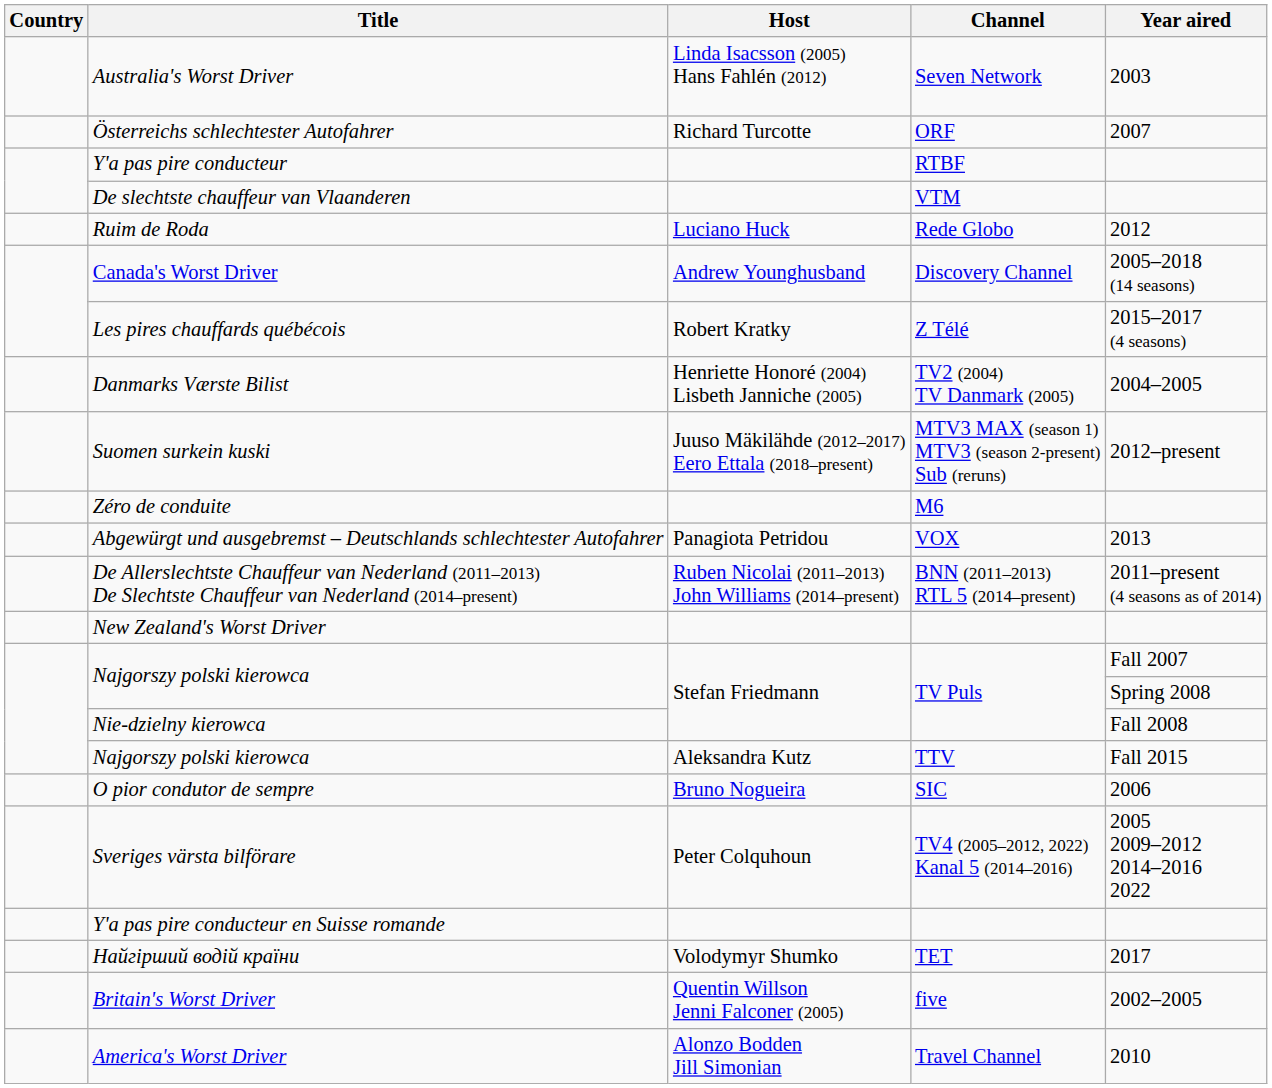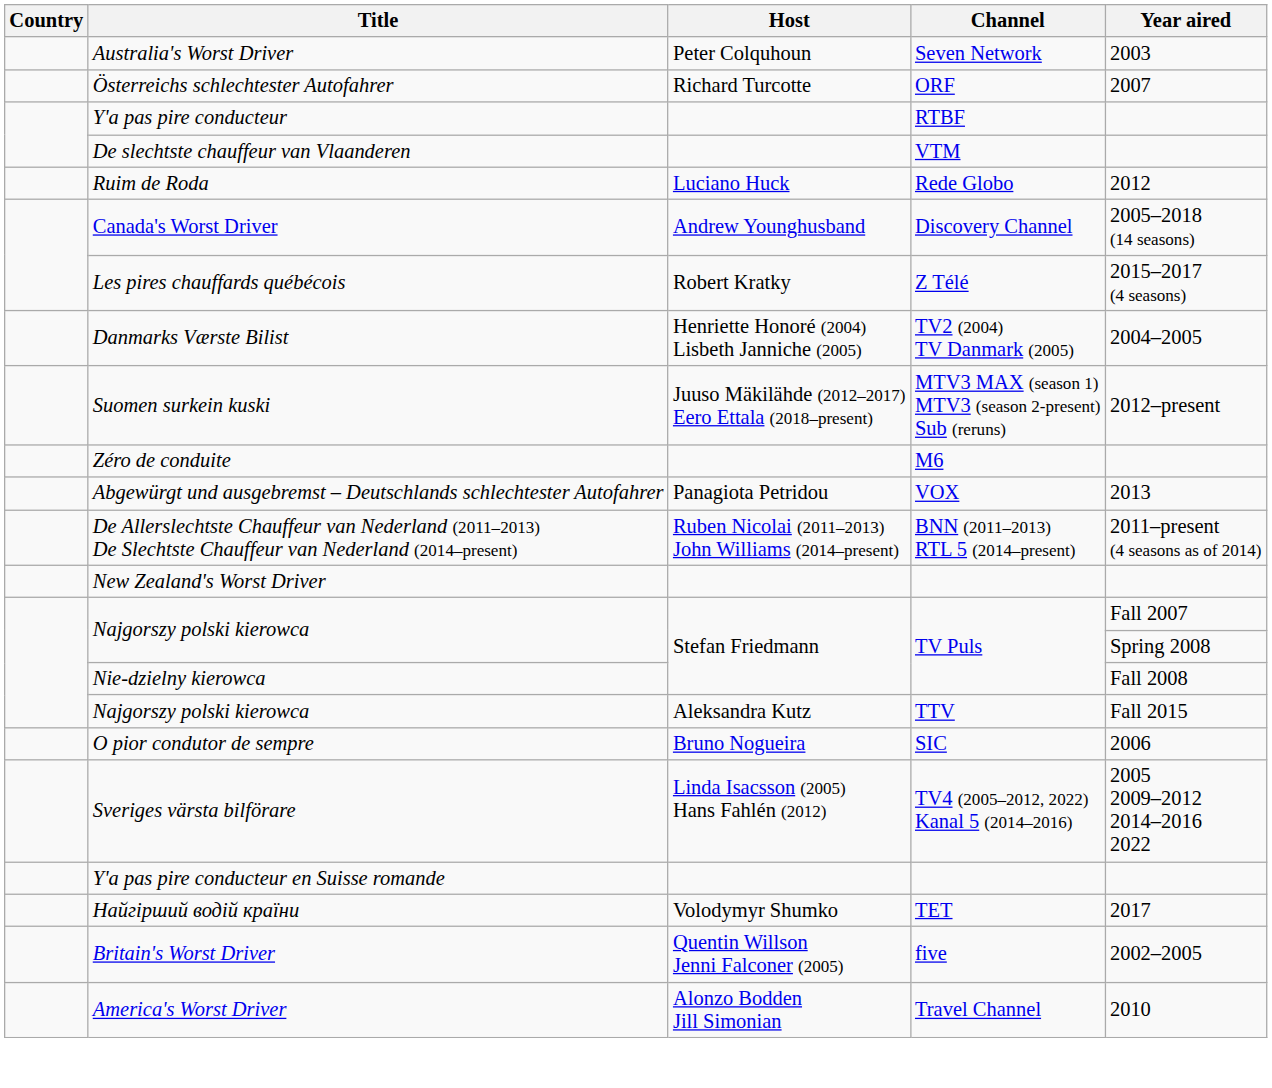(759, 64) Linda Isacsson (2005) Hans Fahlén (2012) -> (742, 53) Peter Colquhoun
(742, 856) Peter Colquhoun -> (759, 799) Linda Isacsson (2005) Hans Fahlén (2012)
